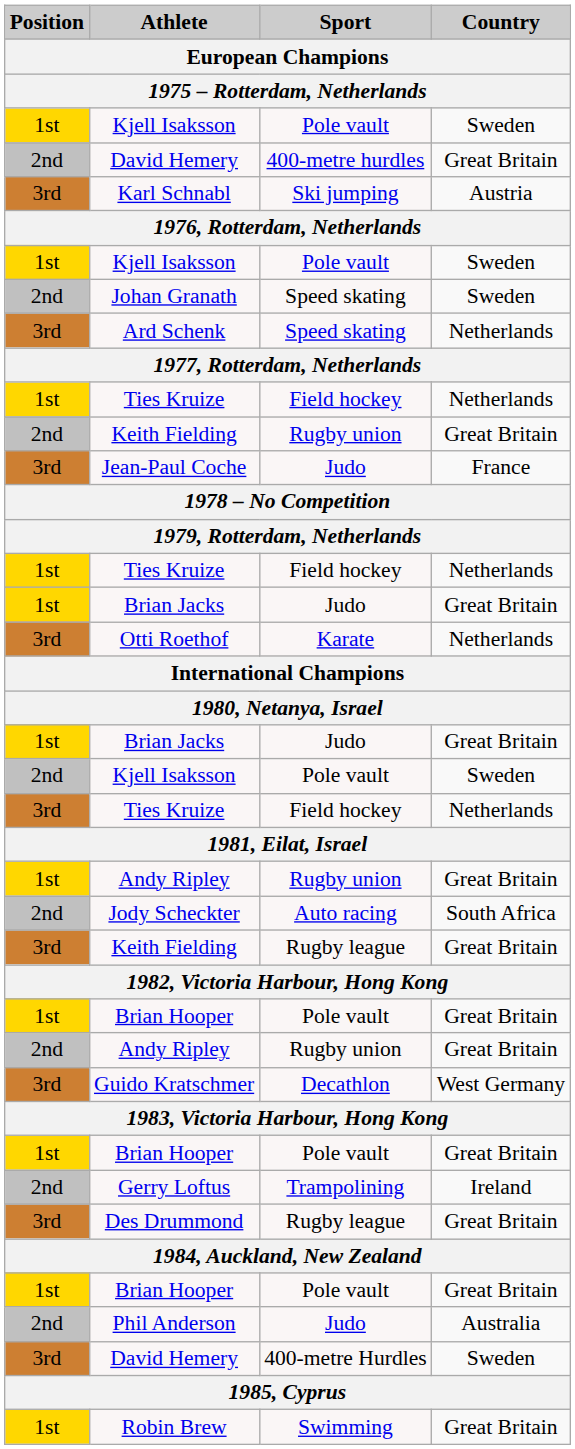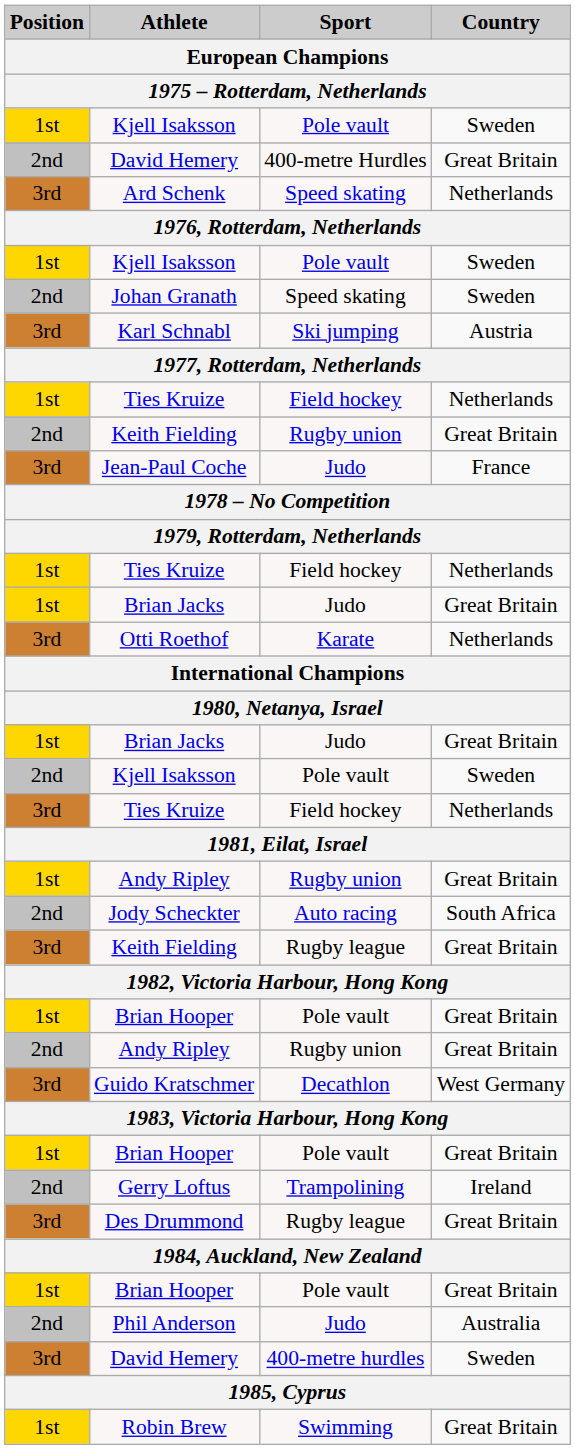(345, 159) 400-metre hurdles -> (345, 159) 400-metre Hurdles
rows swapped: (47, 330) <-> (47, 193)
(345, 1358) 400-metre Hurdles -> (345, 1358) 400-metre hurdles
